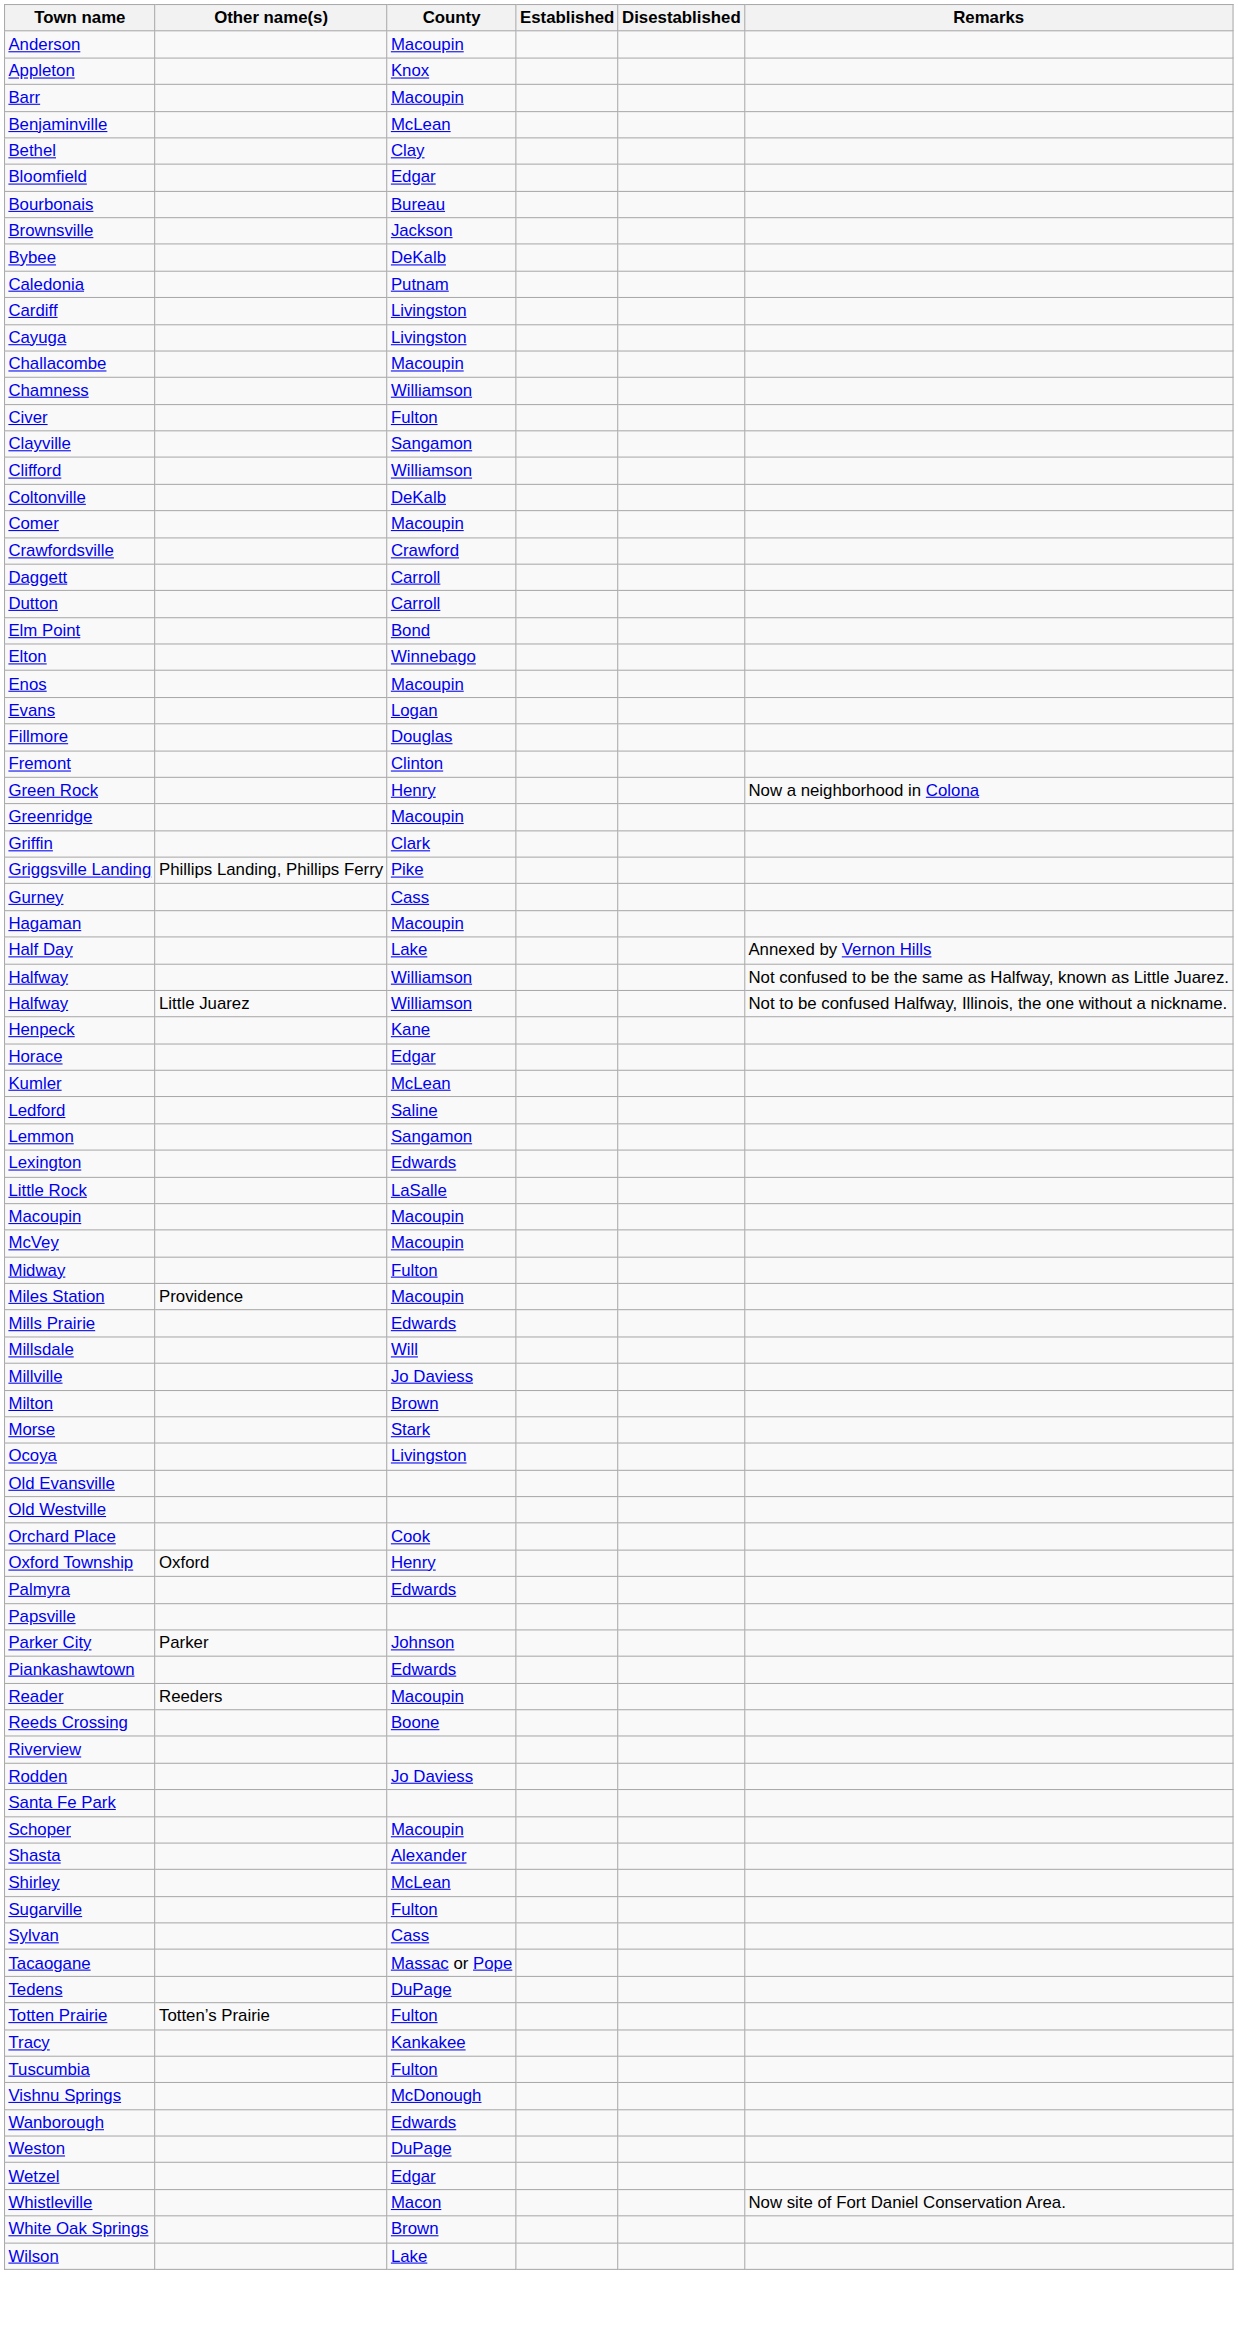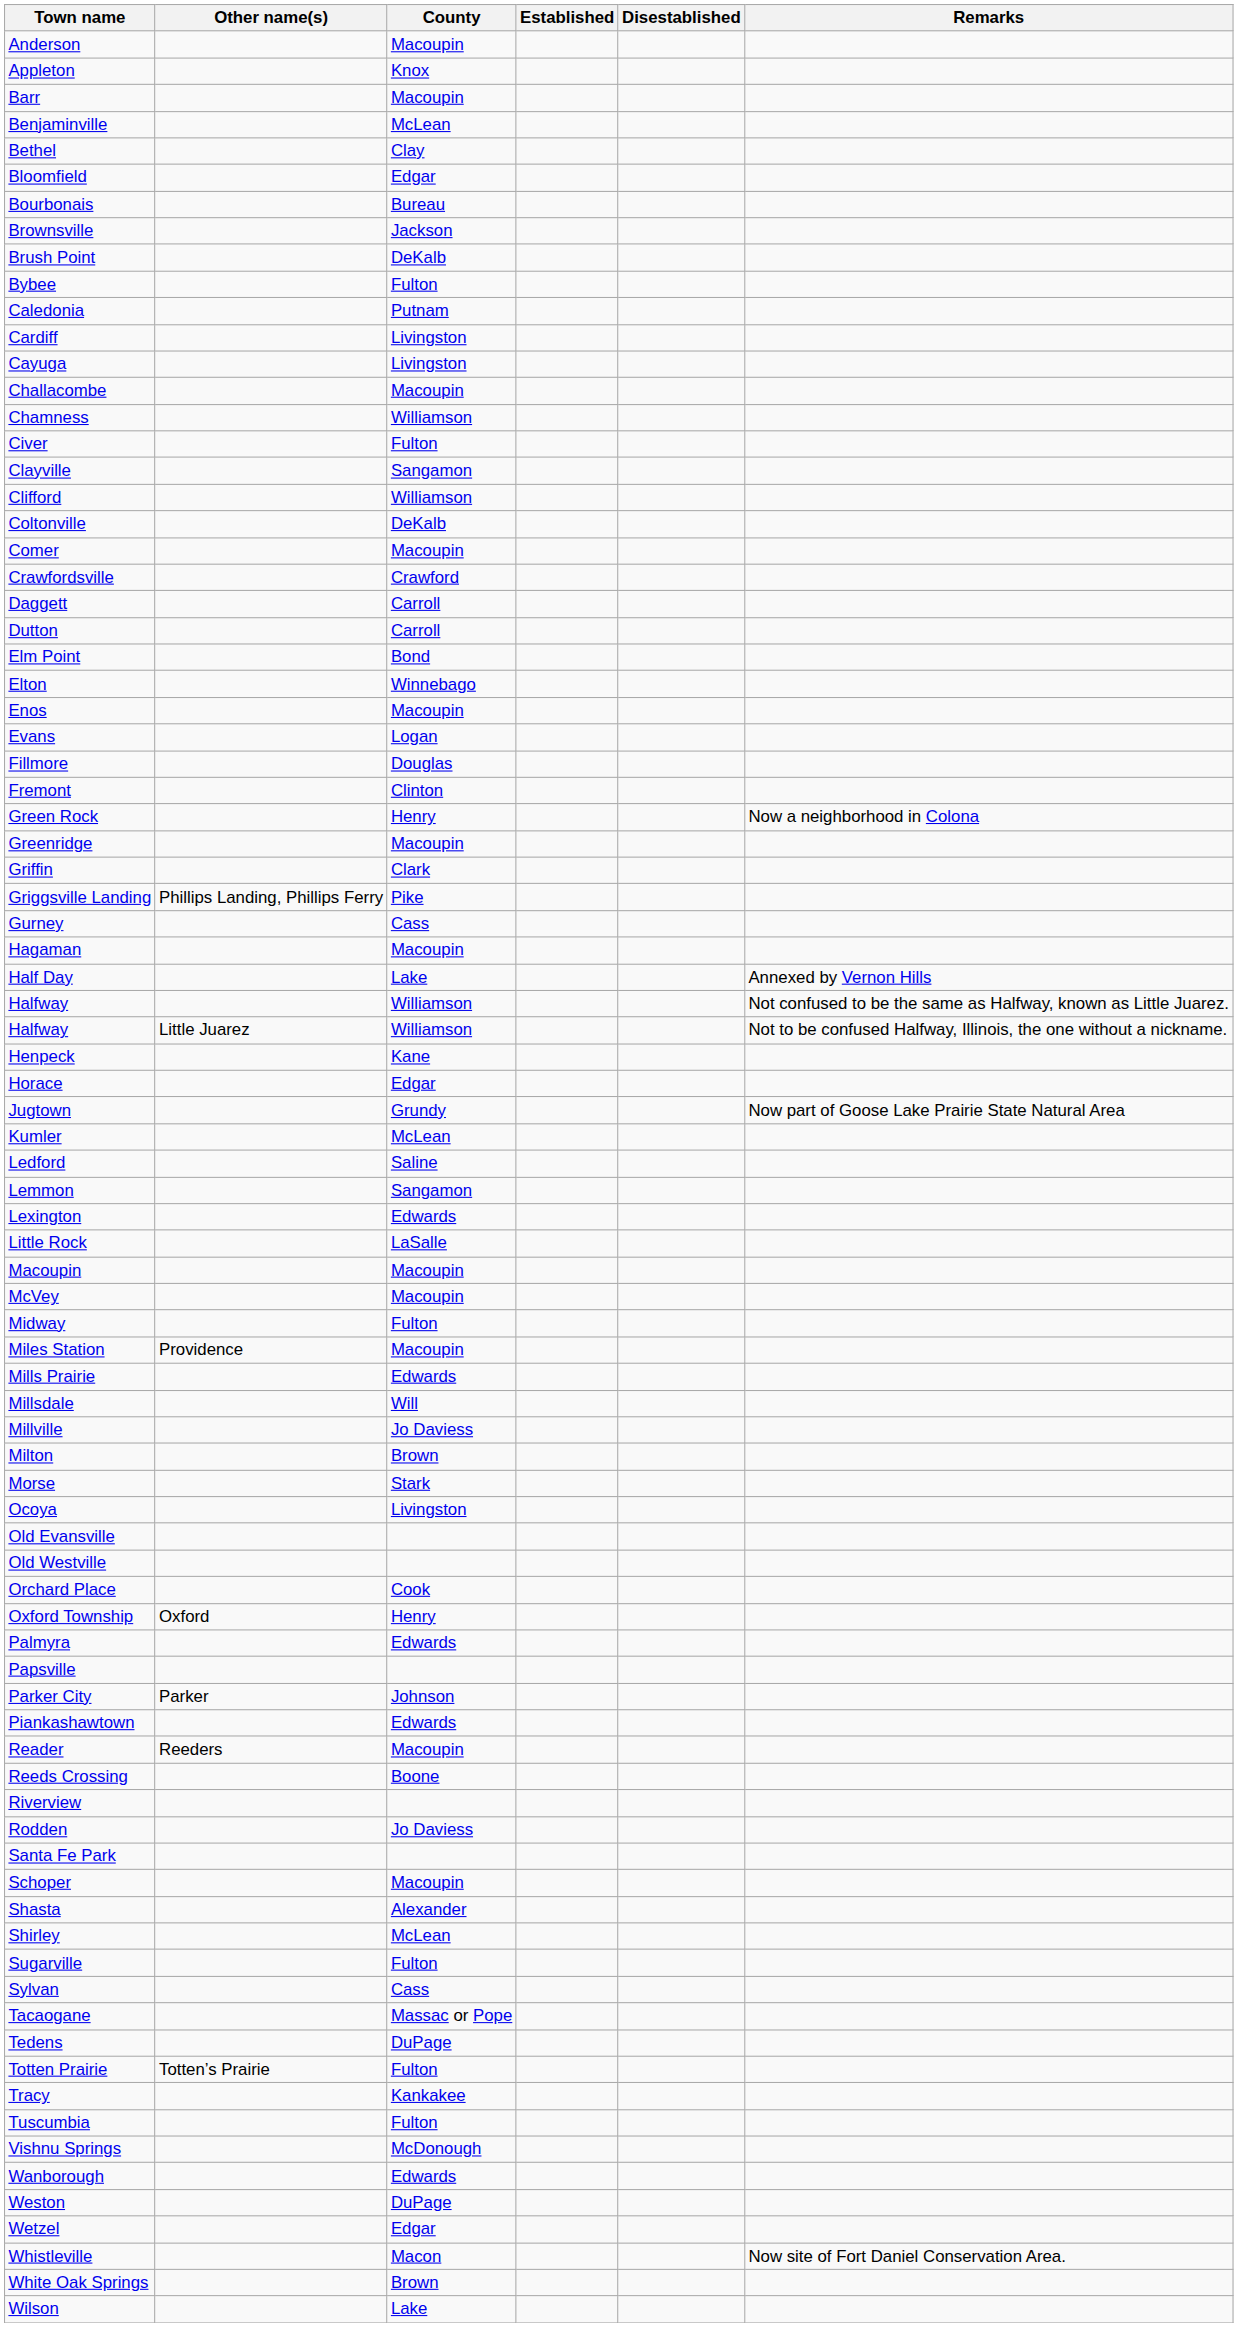+ row: (52, 257)
(418, 257) DeKalb -> (414, 284) Fulton
+ row: (40, 1110)
